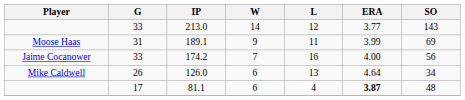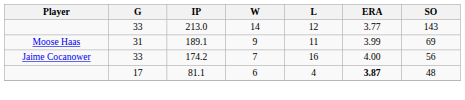- row: (196, 73)
